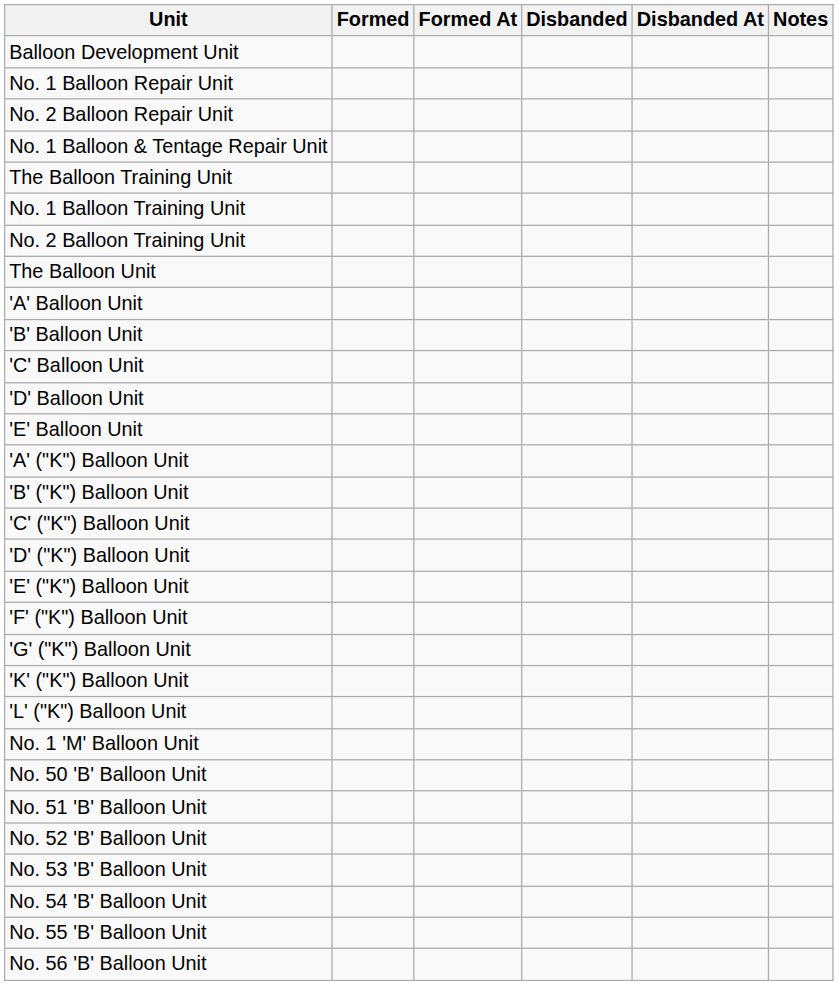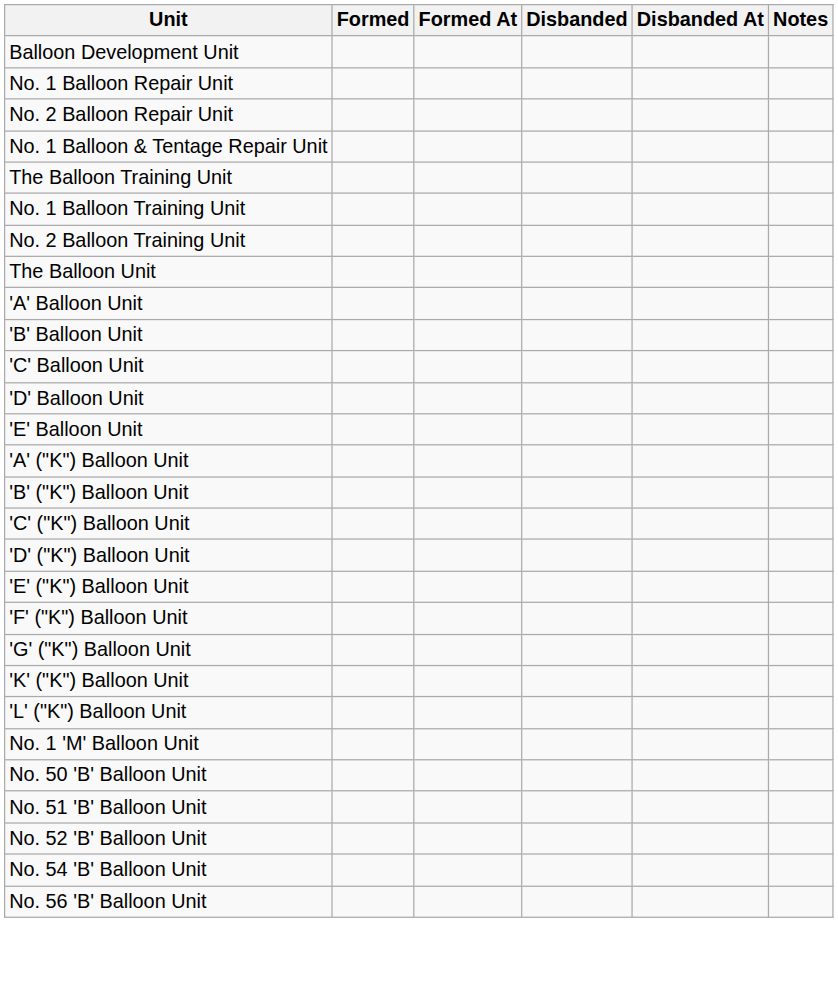- row: (108, 869)
- row: (108, 932)
